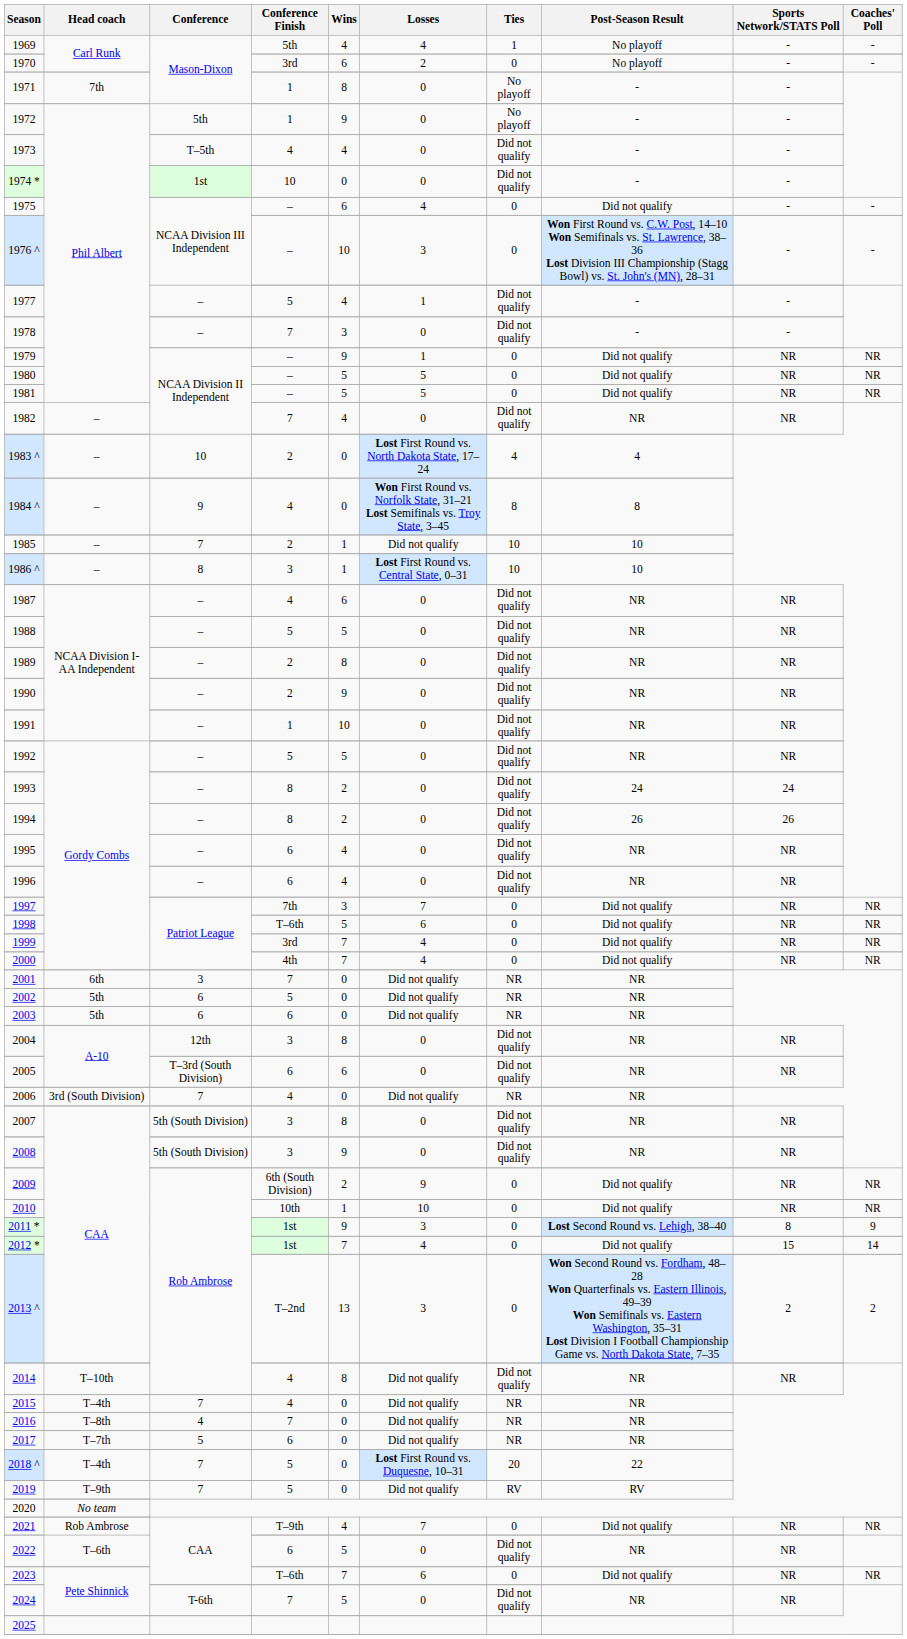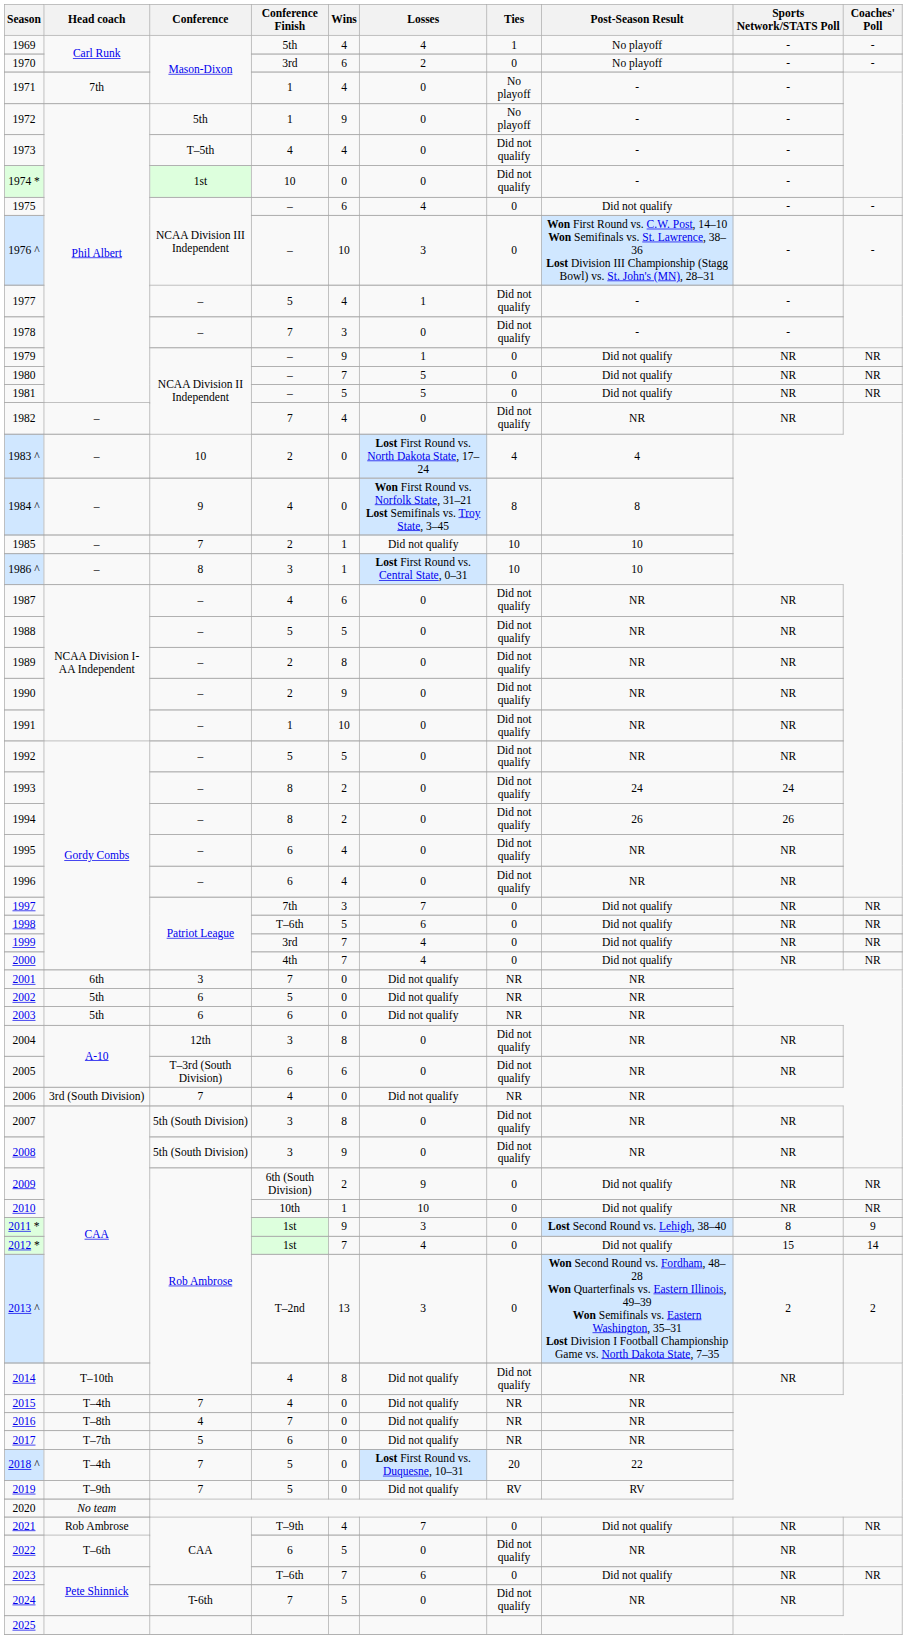(344, 87) 8 -> (344, 87) 4
(344, 375) 5 -> (344, 375) 7
